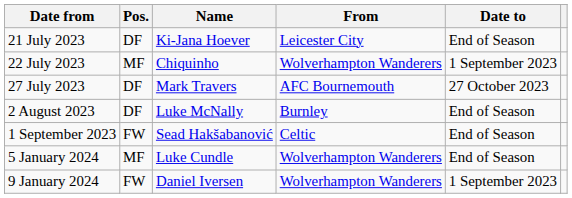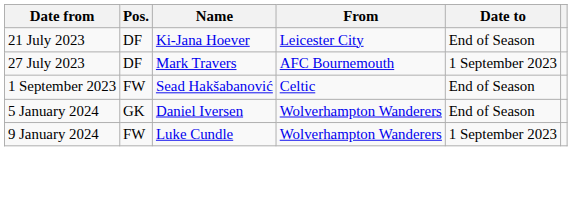- row: (46, 63)
(499, 87) 27 October 2023 -> (503, 63) 1 September 2023
- row: (51, 110)
(134, 157) MF -> (134, 110) GK
(195, 157) Luke Cundle -> (200, 110) Daniel Iversen
(200, 181) Daniel Iversen -> (195, 134) Luke Cundle
